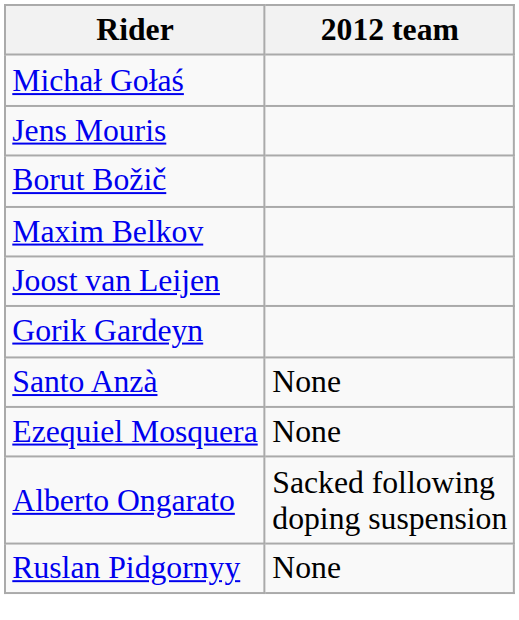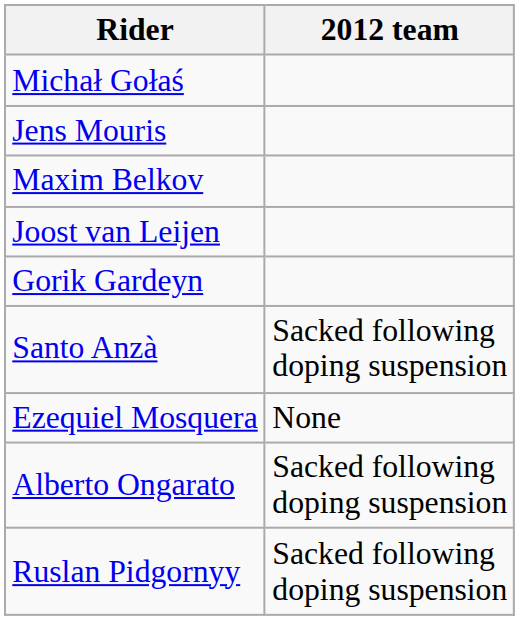- row: (89, 180)
(307, 381) None -> (390, 348) Sacked following doping suspension
(307, 567) None -> (390, 570) Sacked following doping suspension
